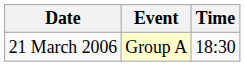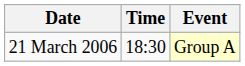columns swapped: (215, 18) <-> (156, 18)
